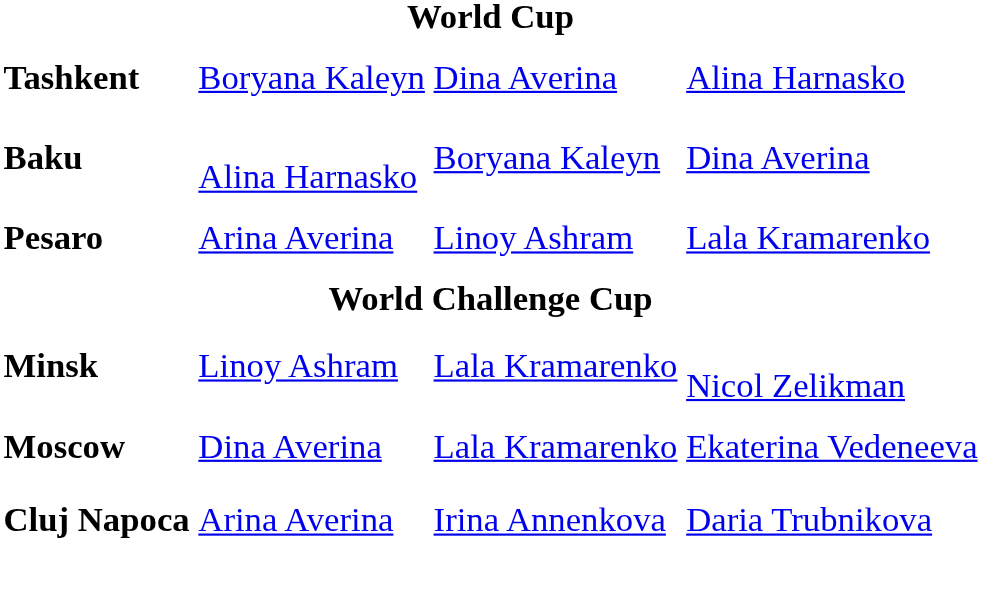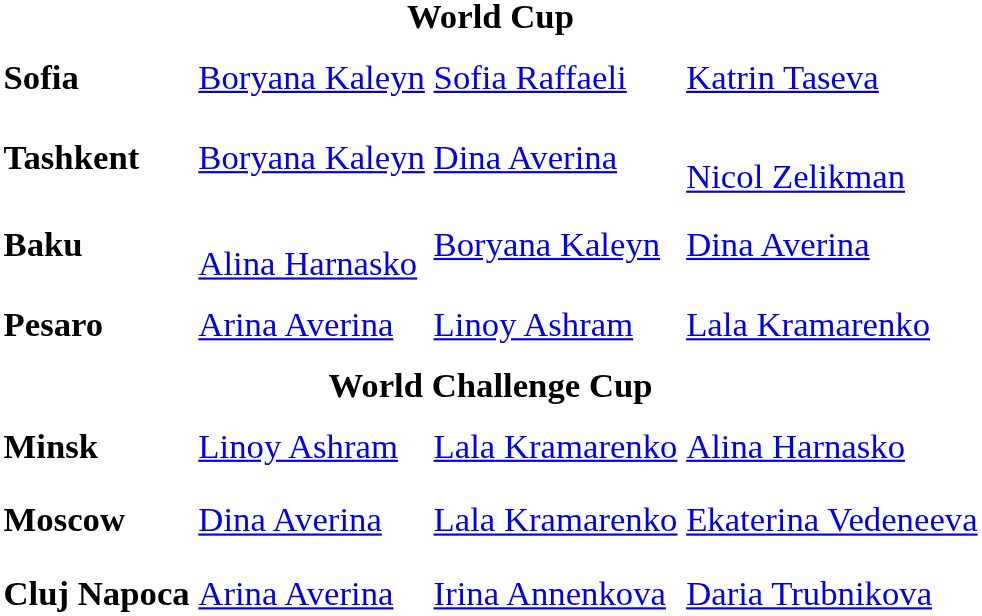+ row: (41, 77)
(796, 77) Alina Harnasko -> (796, 177) Nicol Zelikman
(796, 385) Nicol Zelikman -> (796, 446) Alina Harnasko
